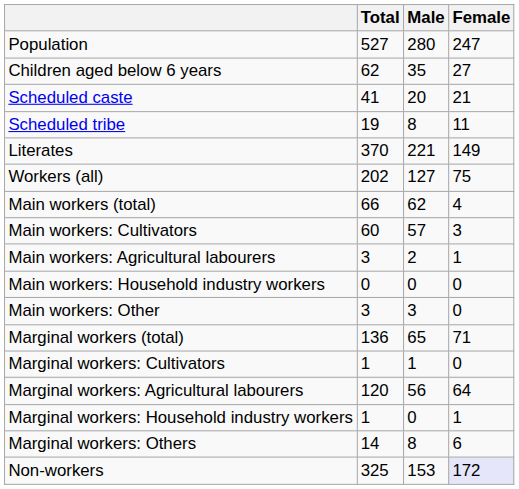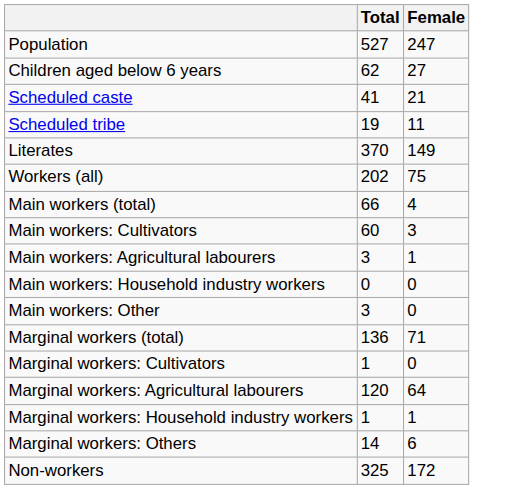- column: (426, 17)
(466, 470) lavender background -> (421, 470) no background
